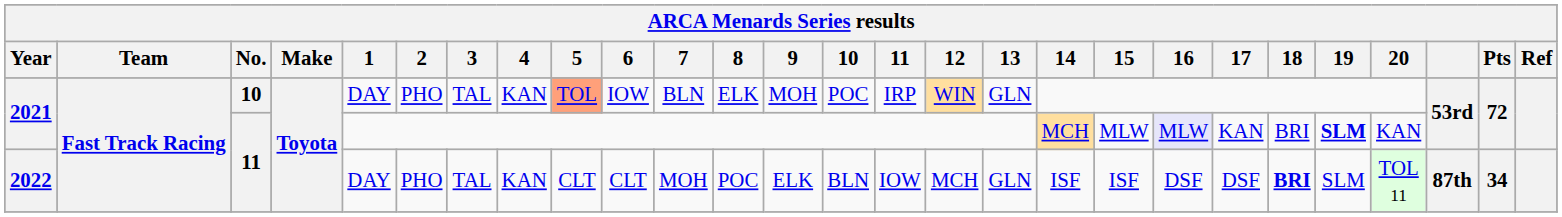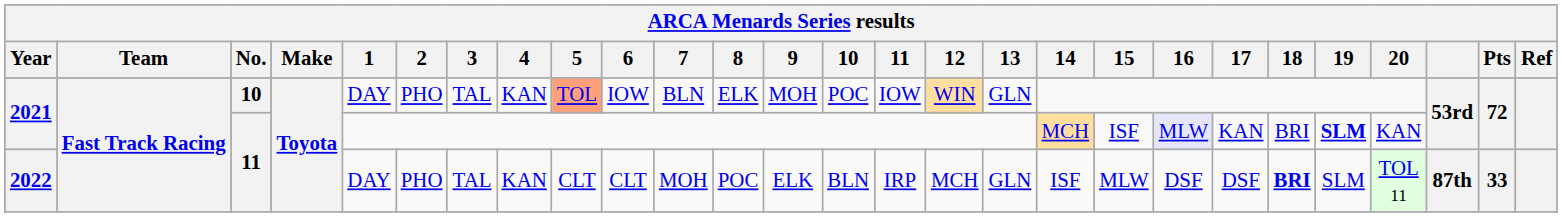(900, 94) IRP -> (900, 94) IOW
(1124, 131) MLW -> (1124, 131) ISF
(900, 180) IOW -> (900, 180) IRP
(1124, 180) ISF -> (1124, 180) MLW
(1497, 180) 34 -> (1497, 180) 33
